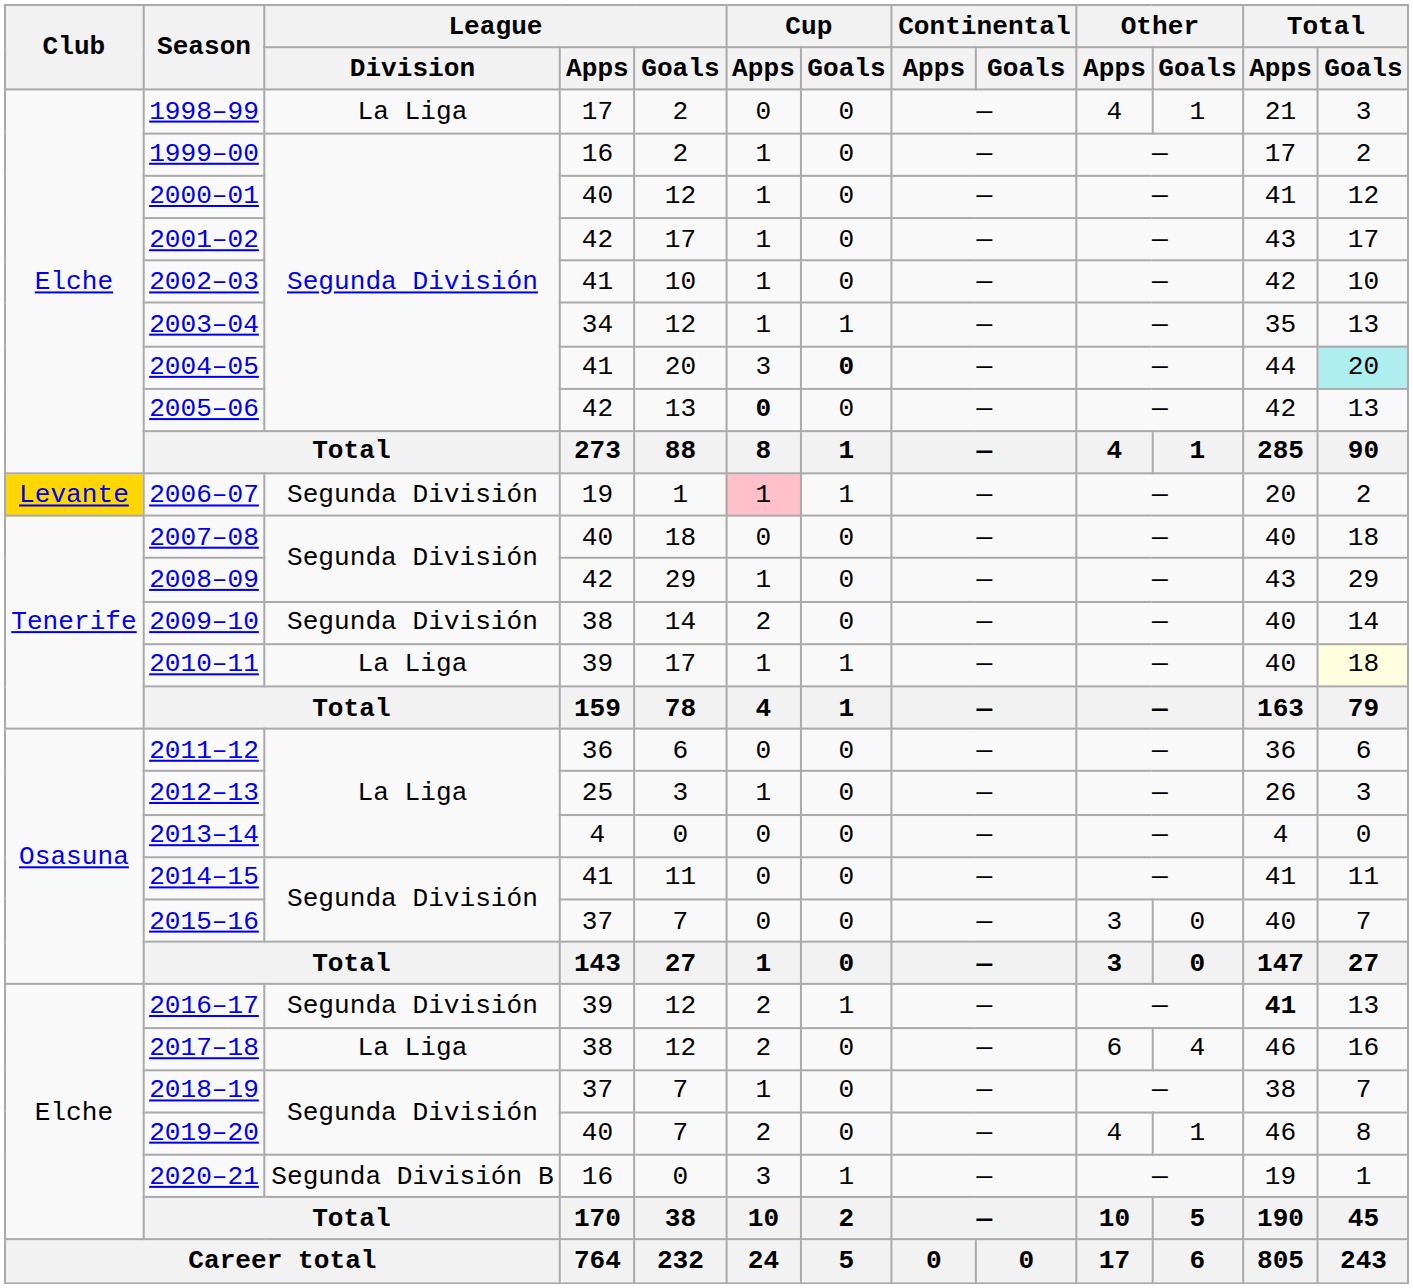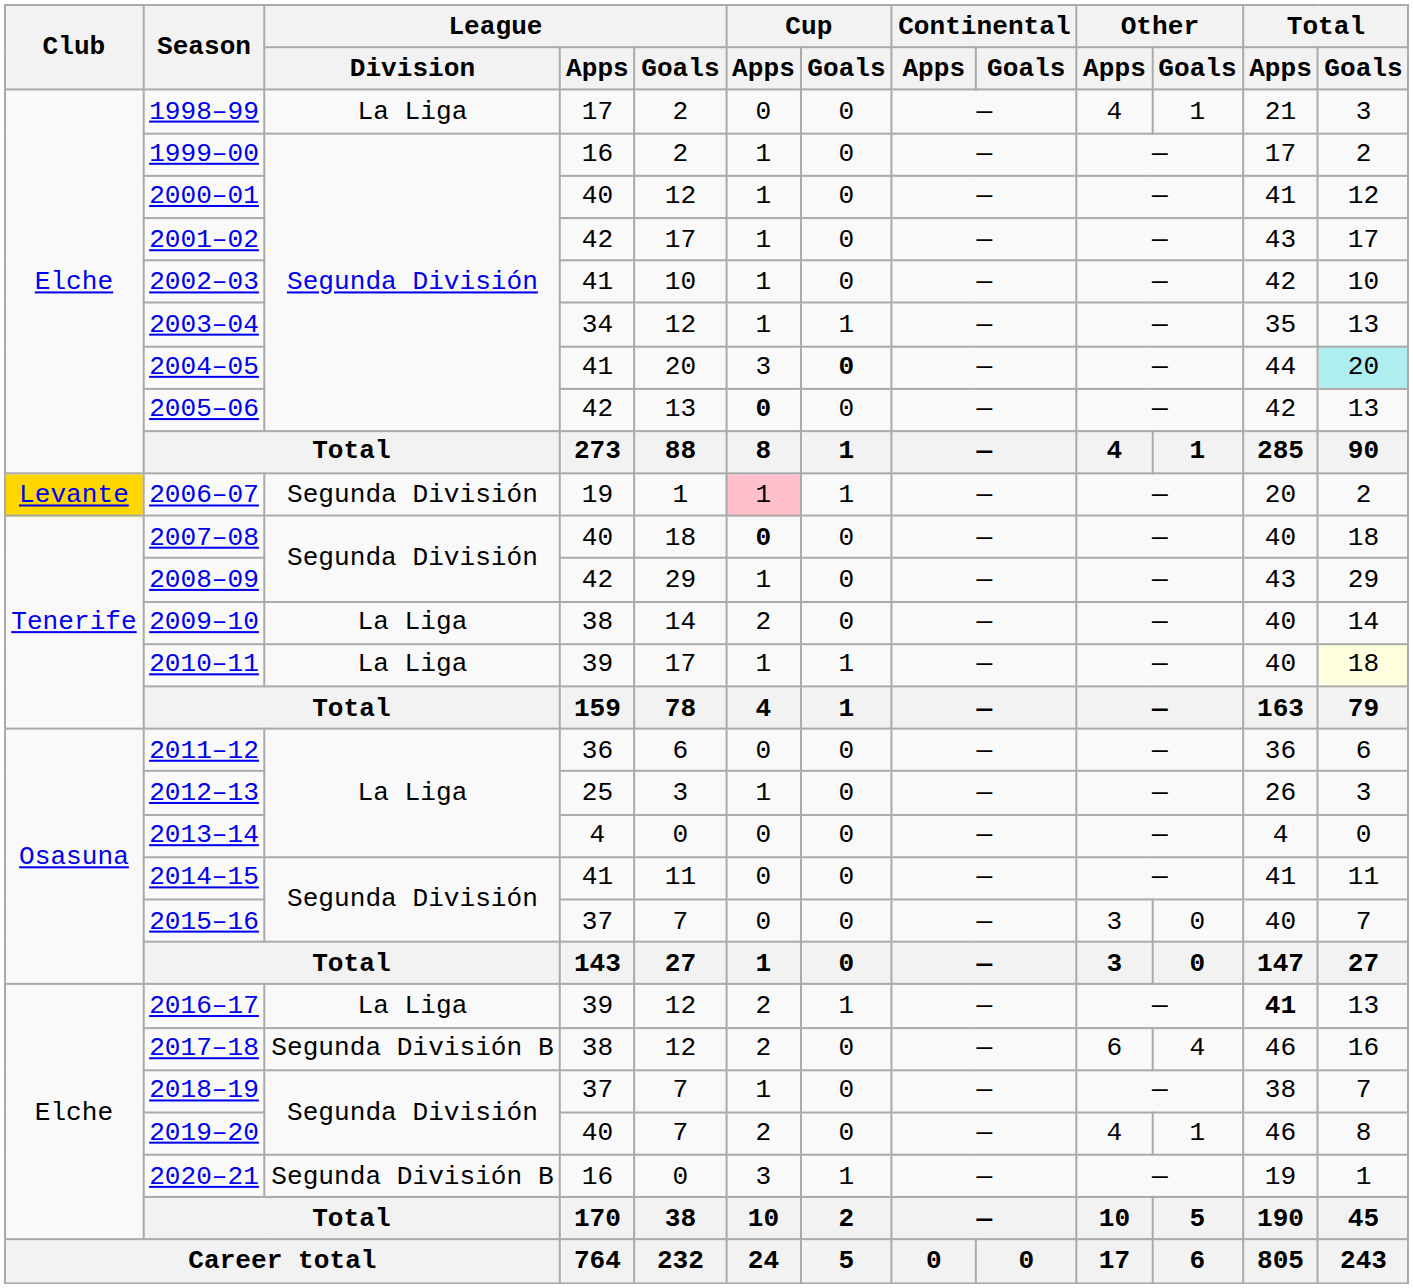(763, 537) normal -> (763, 537) bold
(412, 623) Segunda División -> (412, 623) La Liga
(412, 1006) Segunda División -> (412, 1006) La Liga
(412, 1048) La Liga -> (412, 1048) Segunda División B
